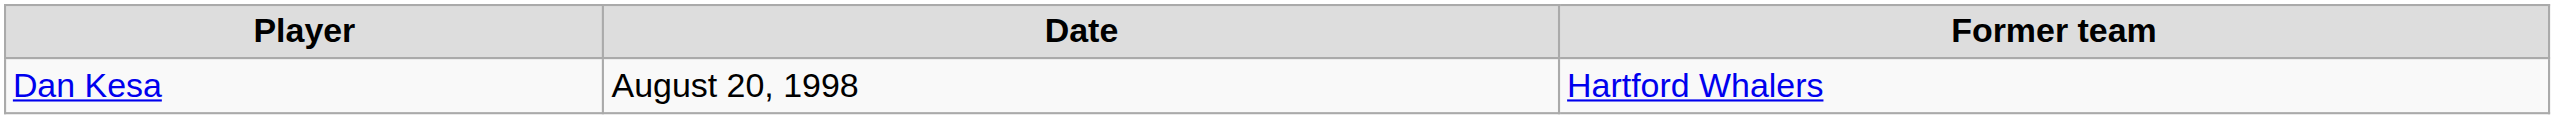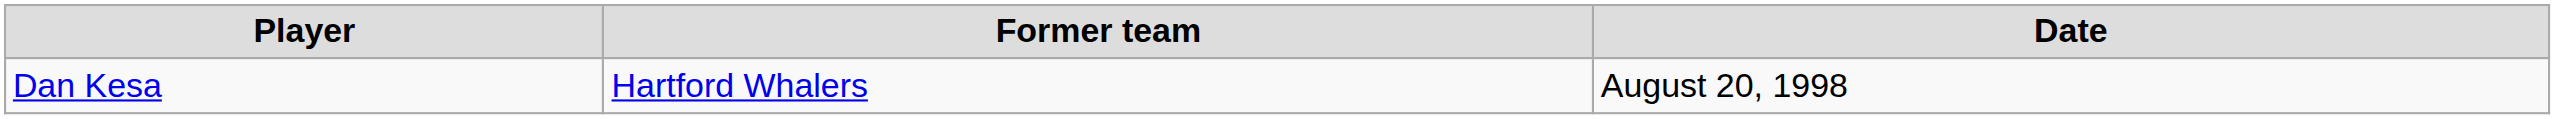columns swapped: (2054, 31) <-> (1081, 31)
